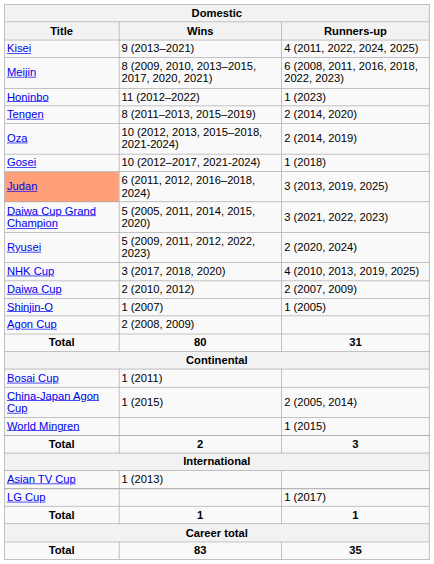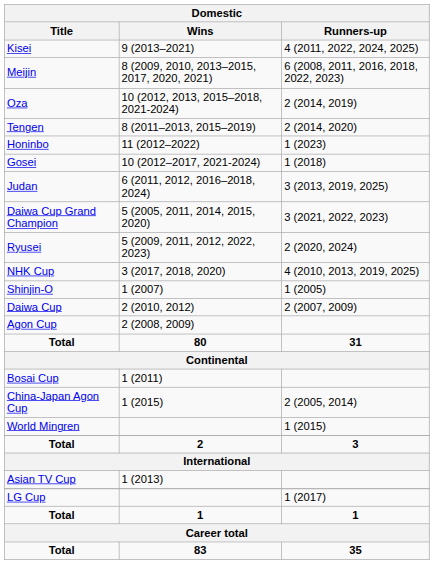rows swapped: (161, 97) <-> (192, 138)
(22, 186) lightsalmon background -> (22, 186) no background
rows swapped: (142, 307) <-> (158, 289)
